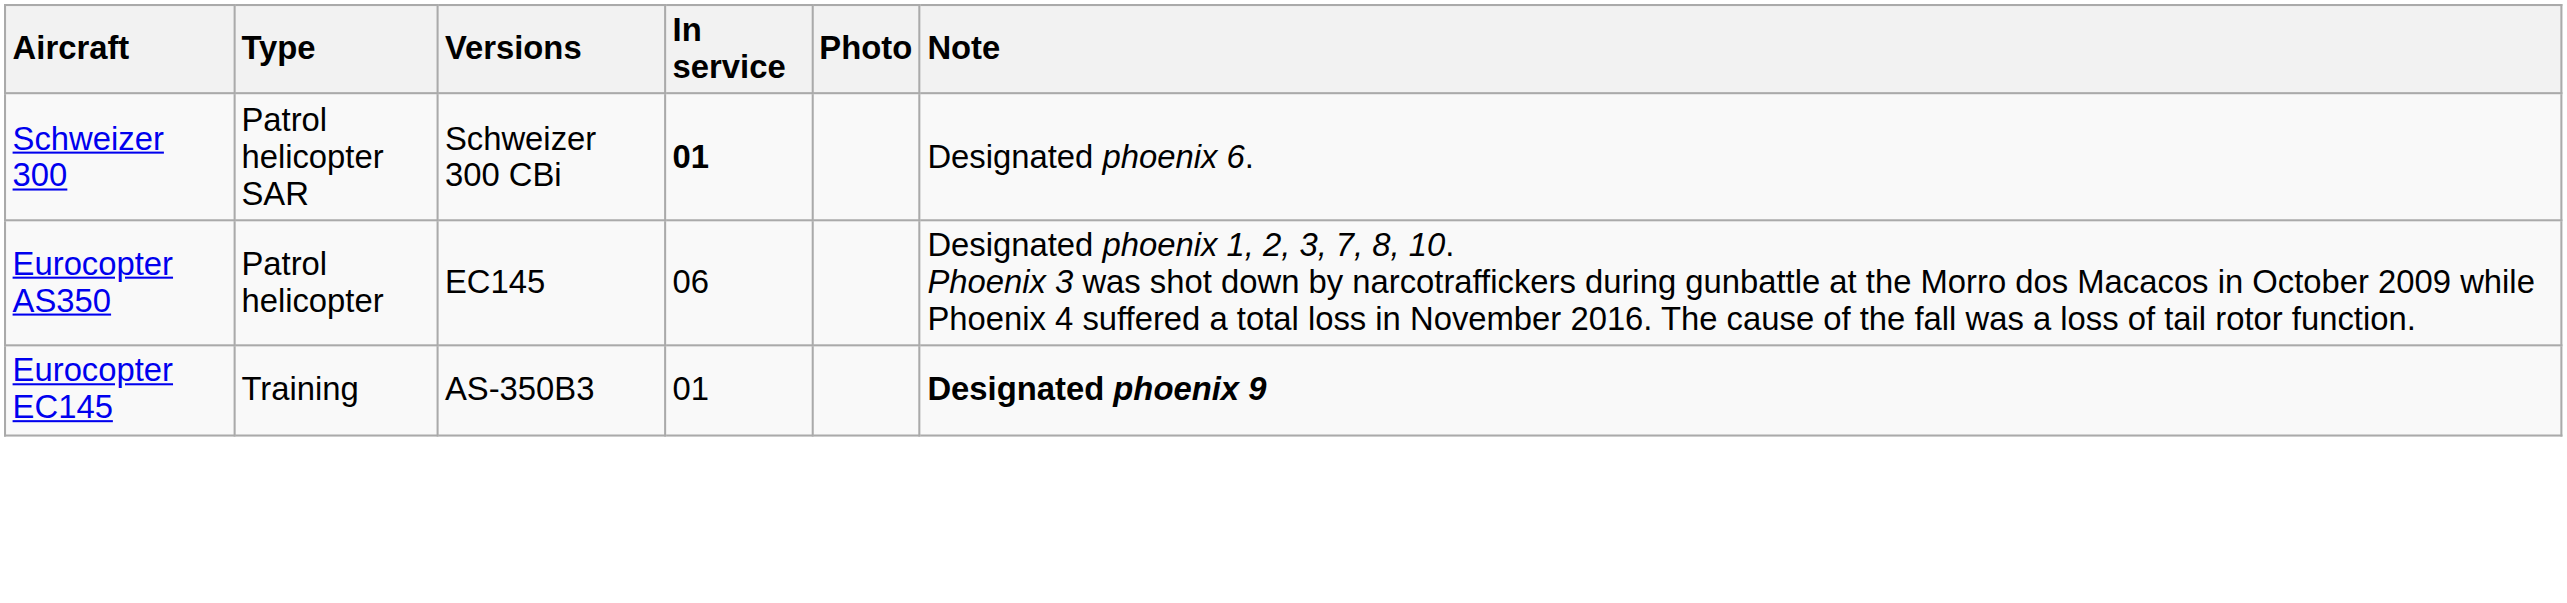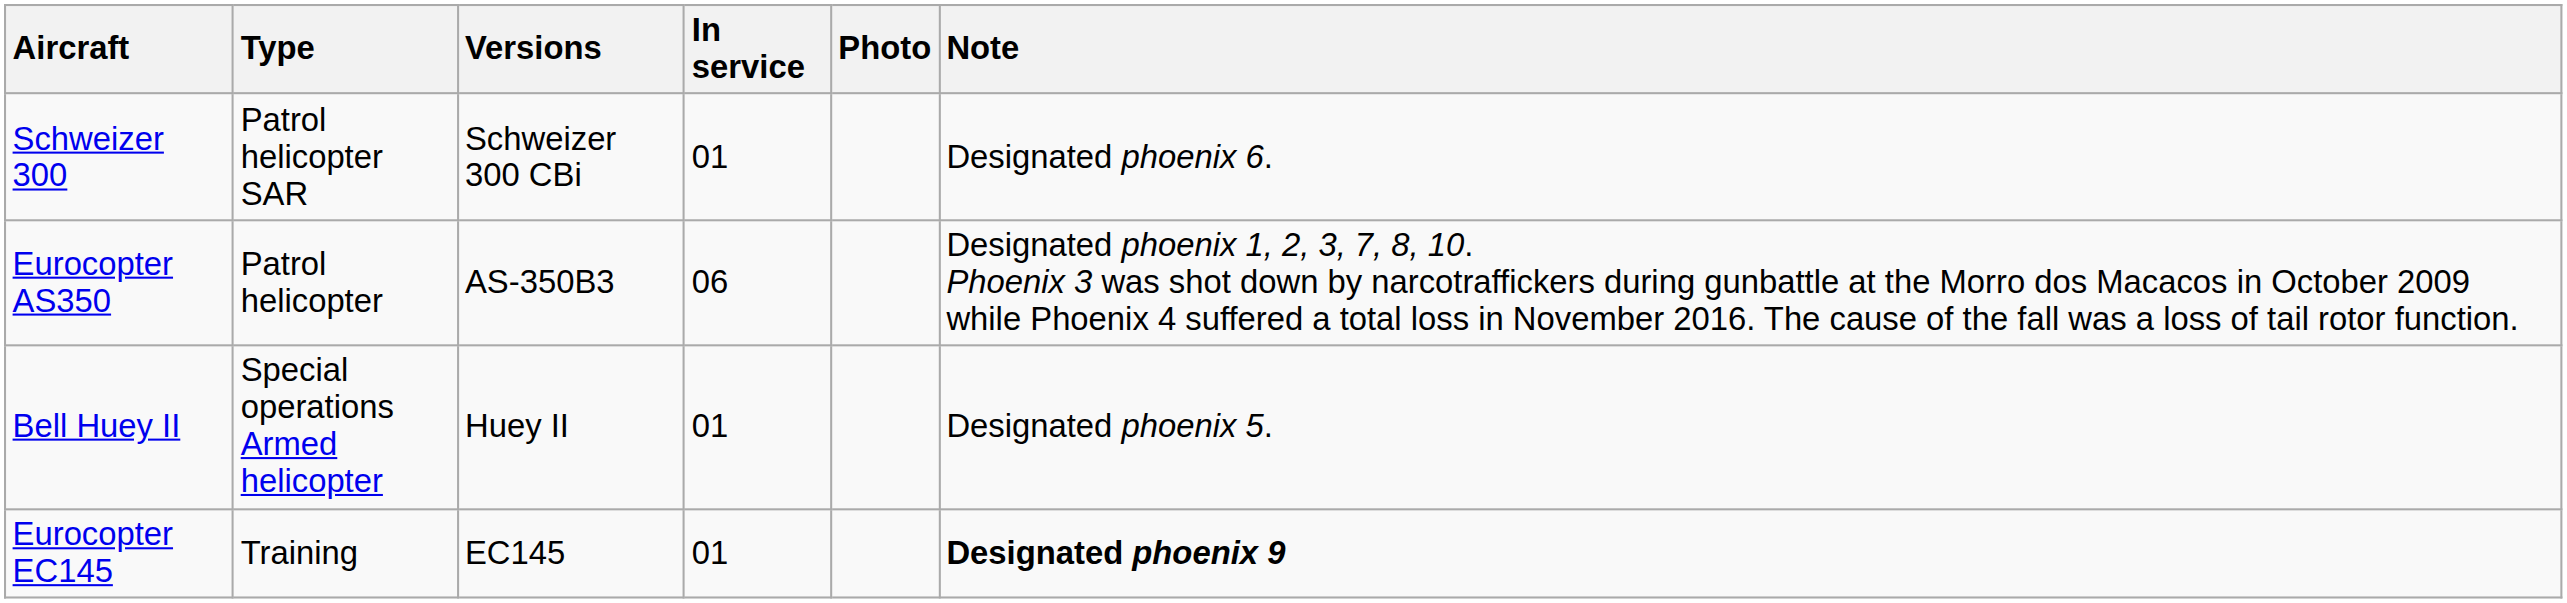(691, 156) bold -> (710, 156) normal
(495, 282) EC145 -> (540, 282) AS-350B3
+ row: (96, 426)
(520, 389) AS-350B3 -> (515, 552) EC145
